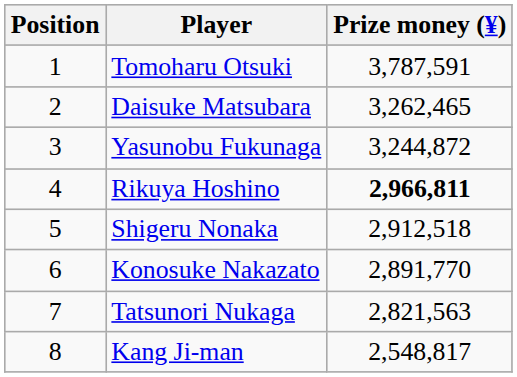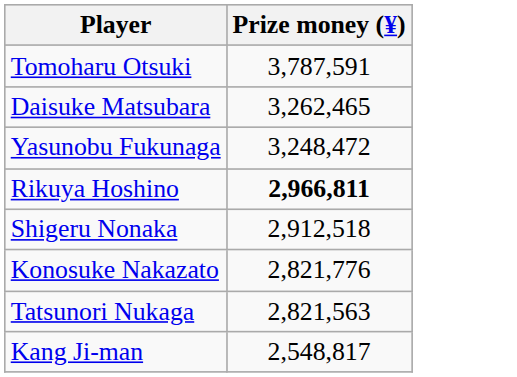- column: (55, 24)
(420, 147) 3,244,872 -> (319, 147) 3,248,472
(420, 270) 2,891,770 -> (319, 270) 2,821,776
